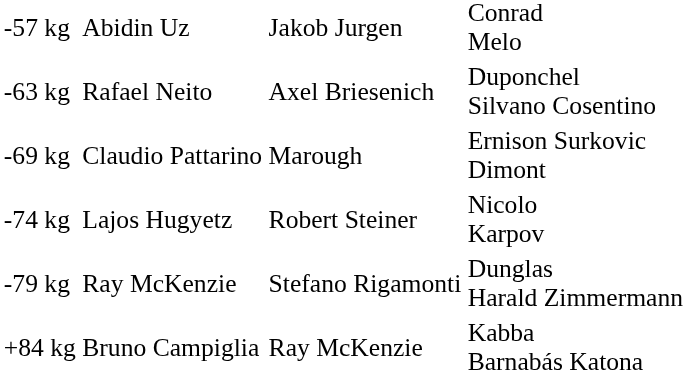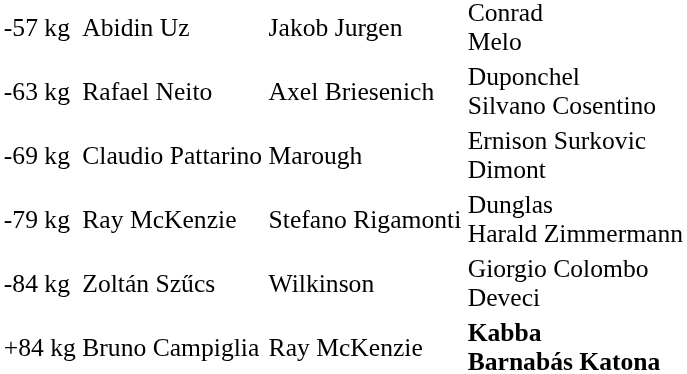- row: (37, 219)
+ row: (37, 283)
(555, 347) normal -> (564, 347) bold
